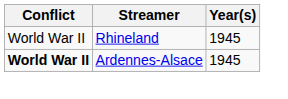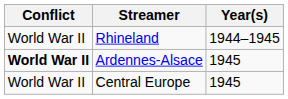(225, 38) 1945 -> (244, 38) 1944–1945
+ row: (143, 82)
